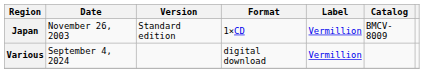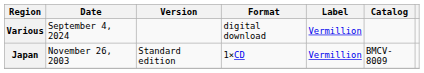rows swapped: (25, 31) <-> (25, 56)
